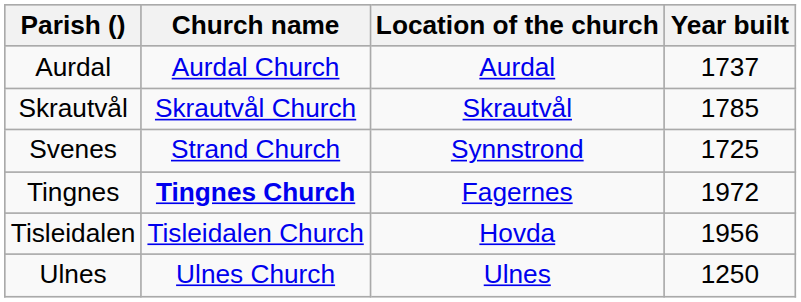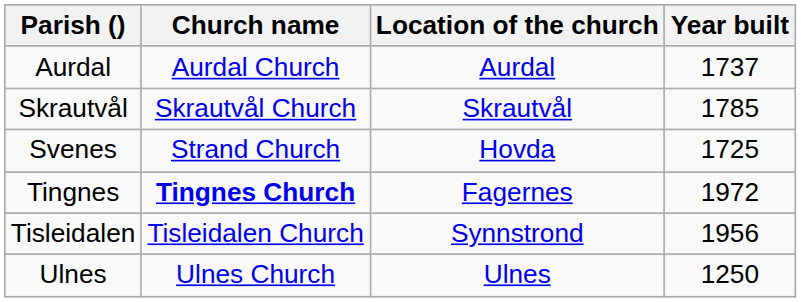(517, 150) Synnstrond -> (517, 150) Hovda
(517, 233) Hovda -> (517, 233) Synnstrond
